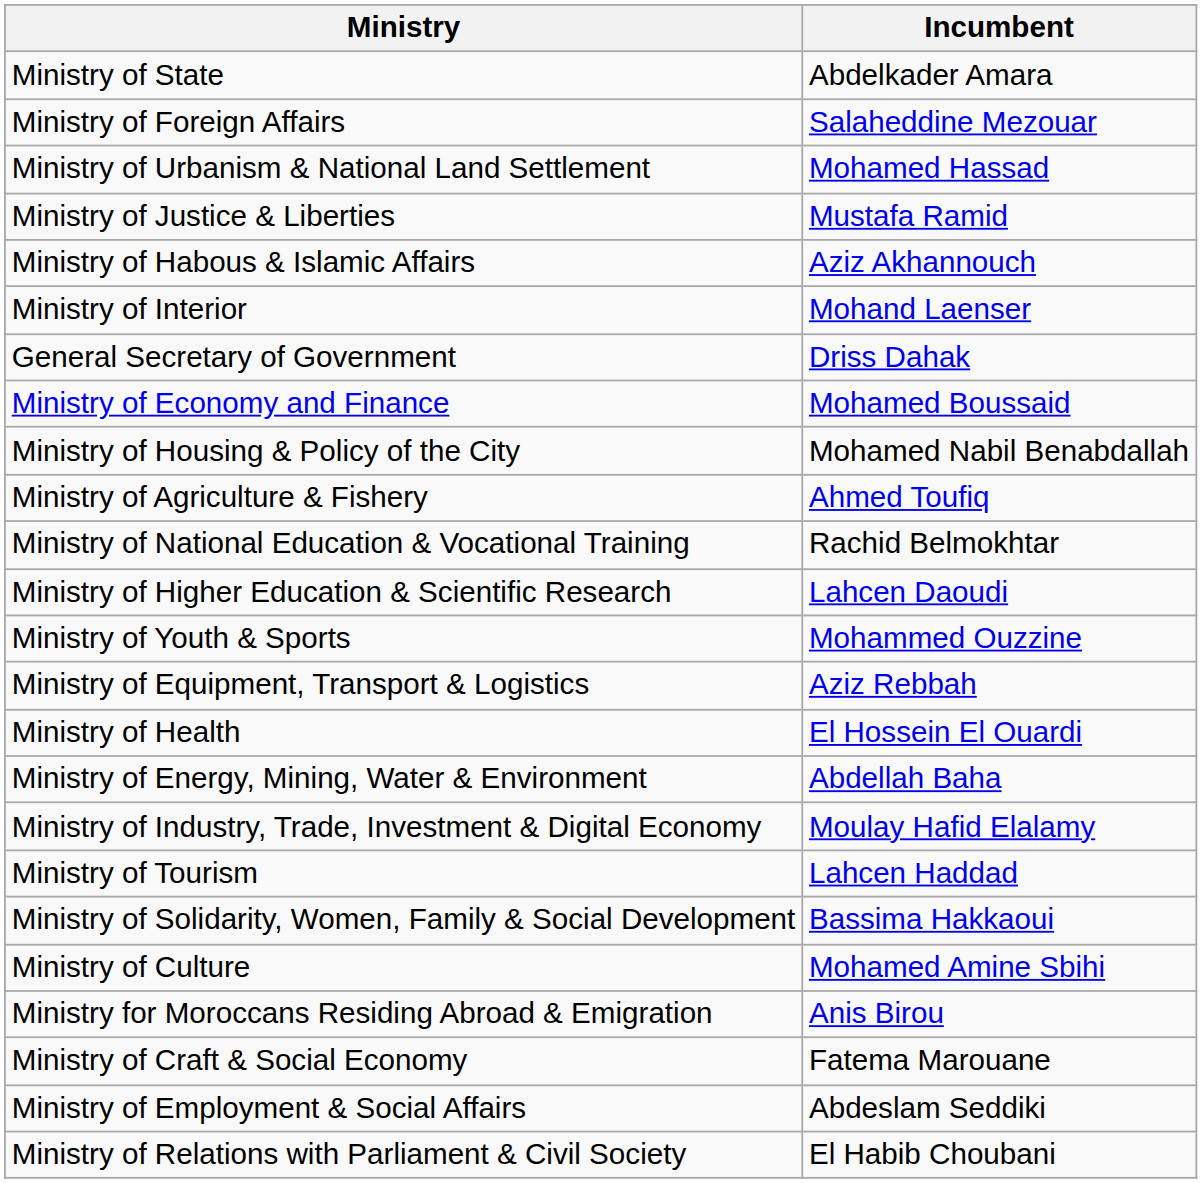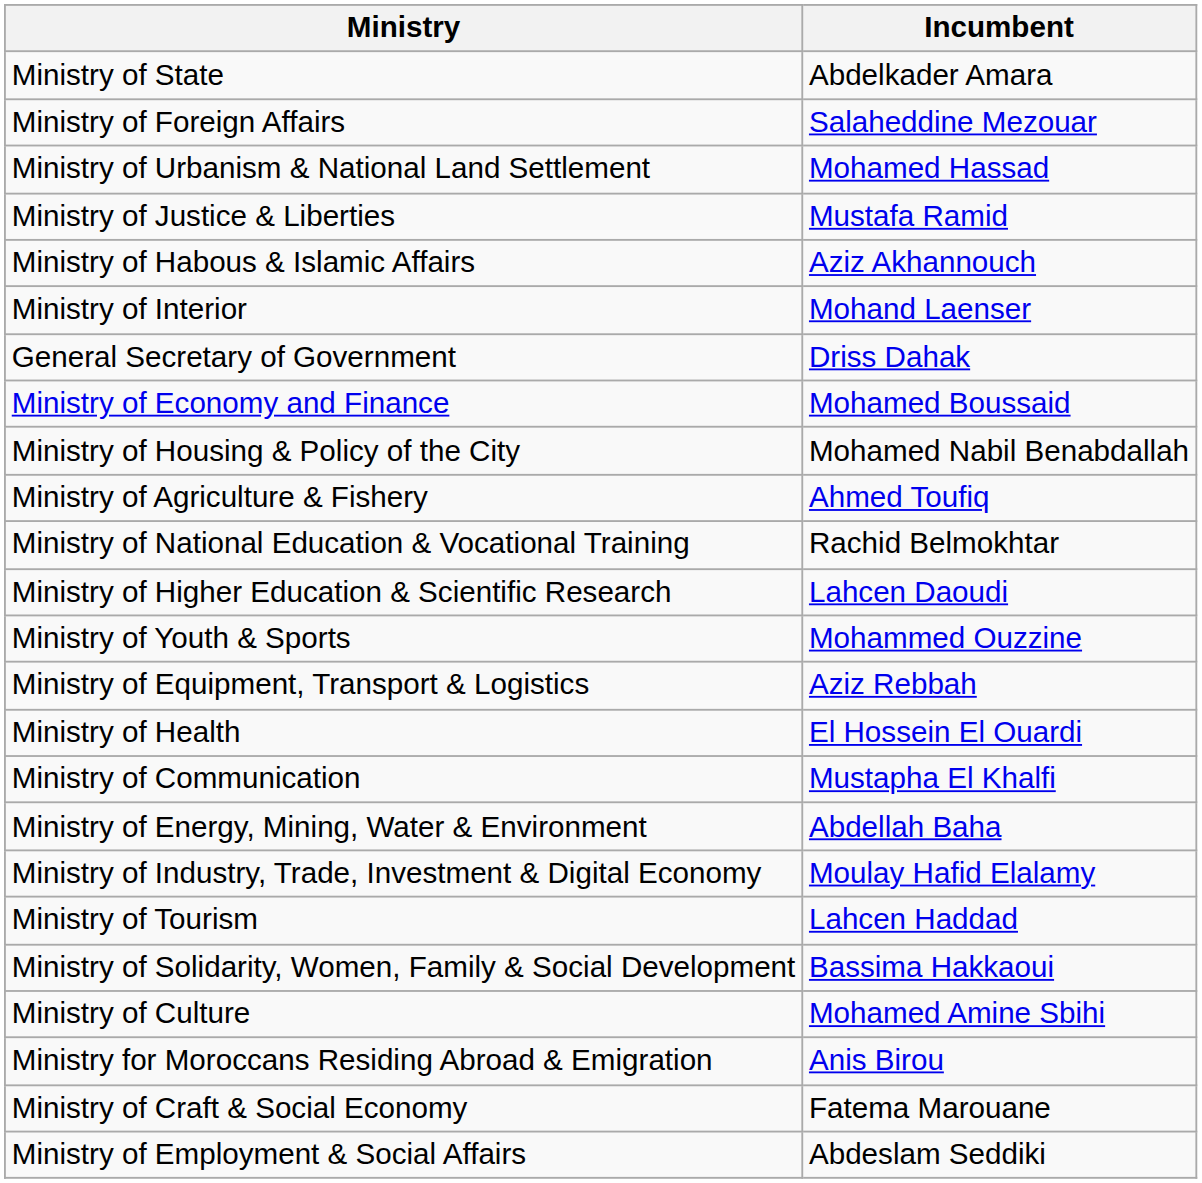+ row: (186, 779)
- row: (349, 1154)
